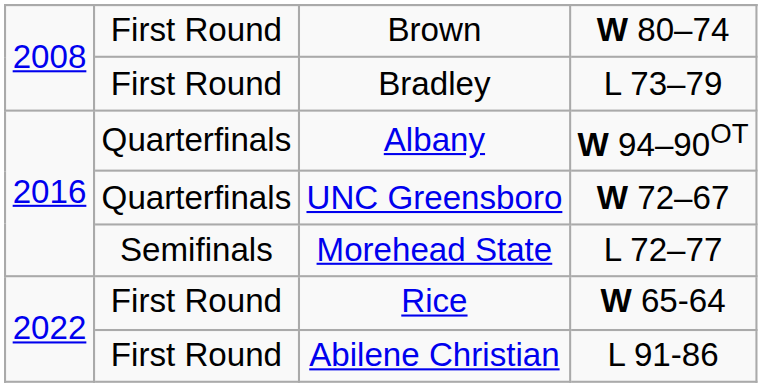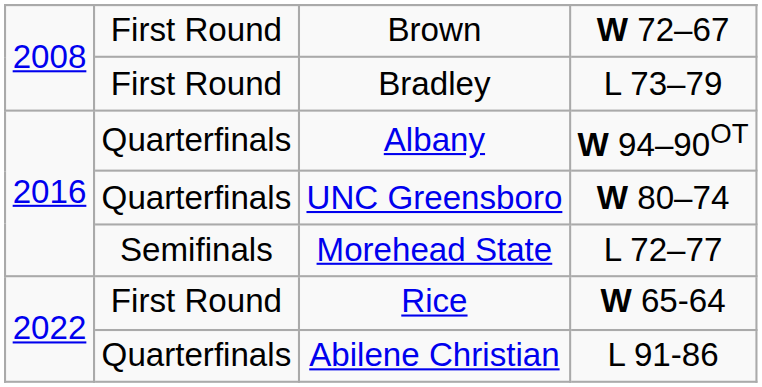(663, 30) W 80–74 -> (663, 30) W 72–67
(663, 197) W 72–67 -> (663, 197) W 80–74
(196, 354) First Round -> (196, 354) Quarterfinals
